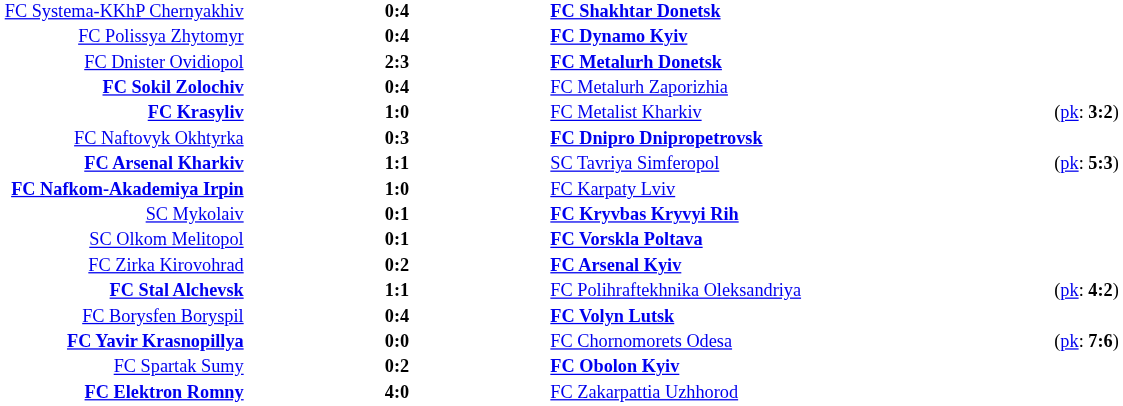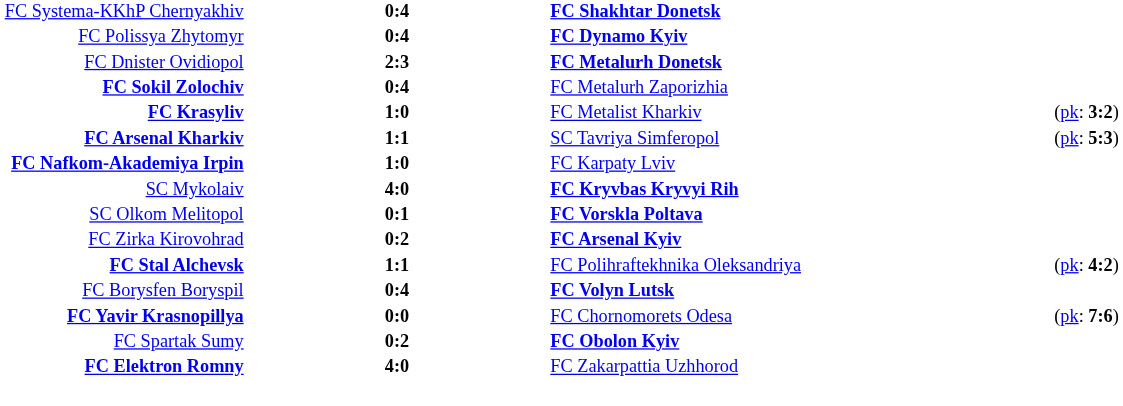- row: (159, 138)
(397, 214) 0:1 -> (397, 188) 4:0
